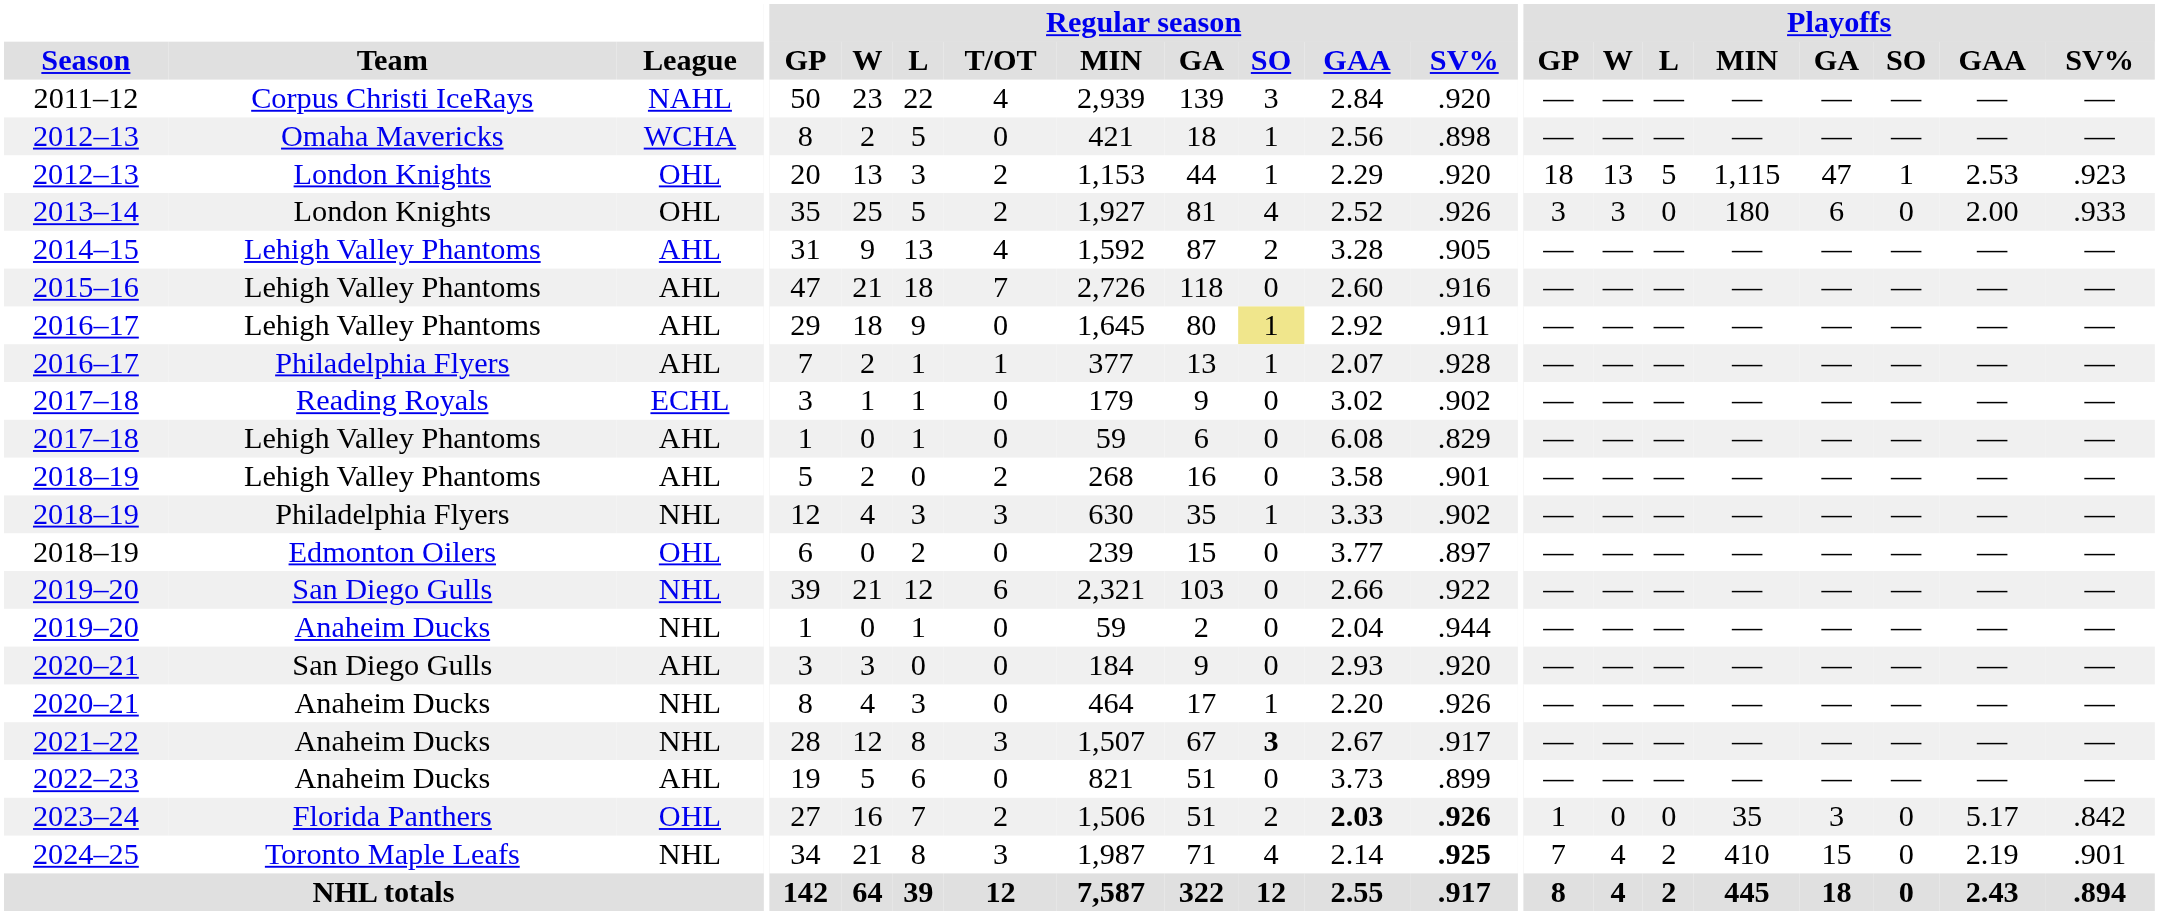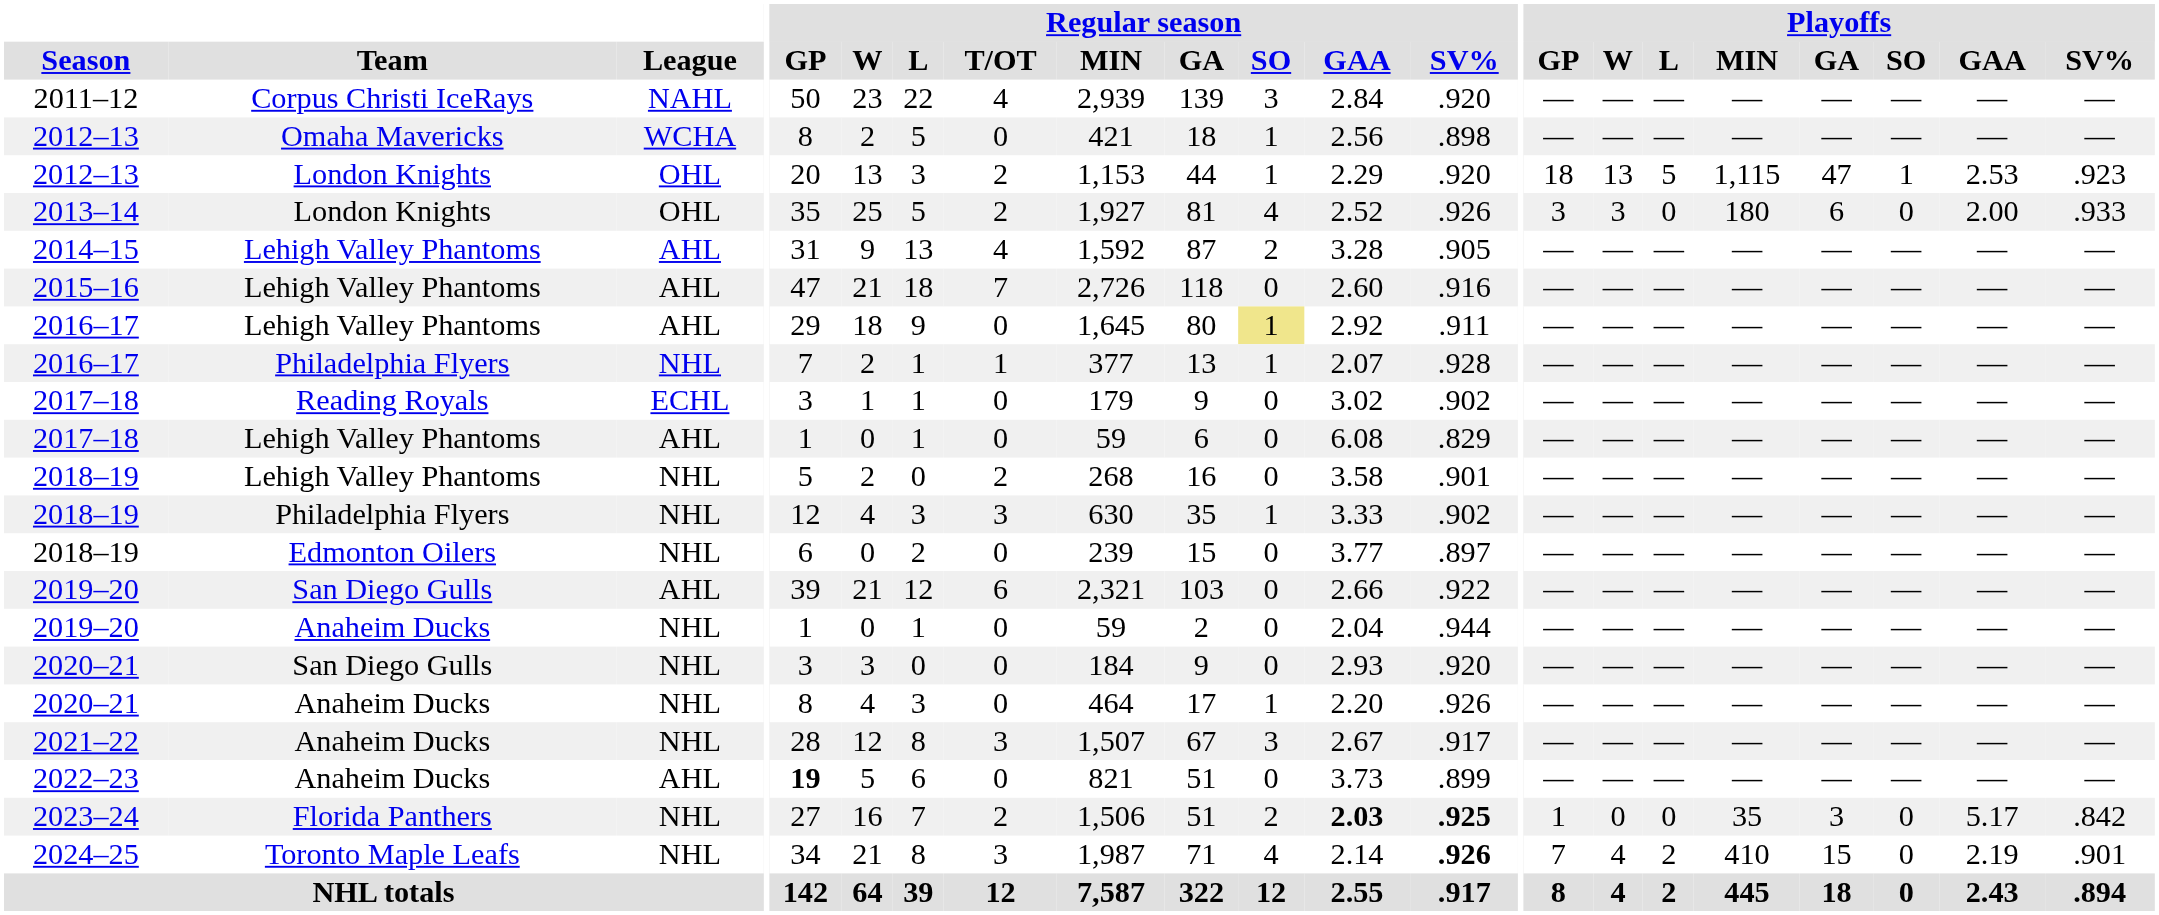(690, 362) AHL -> (690, 362) NHL
(690, 476) AHL -> (690, 476) NHL
(690, 551) OHL -> (690, 551) NHL
(690, 589) NHL -> (690, 589) AHL
(690, 665) AHL -> (690, 665) NHL
(1271, 740) bold -> (1271, 740) normal
(805, 778) normal -> (805, 778) bold
(690, 816) OHL -> (690, 816) NHL
(1464, 816) .926 -> (1464, 816) .925
(1464, 854) .925 -> (1464, 854) .926
